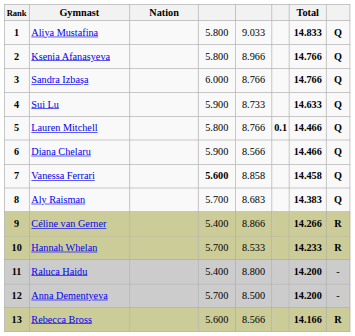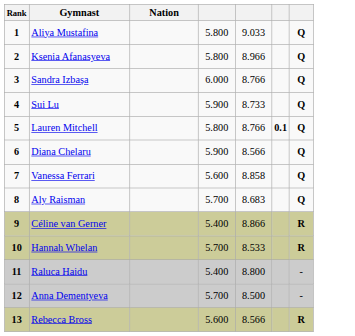- column: (308, 12)
(217, 176) bold -> (217, 176) normal
